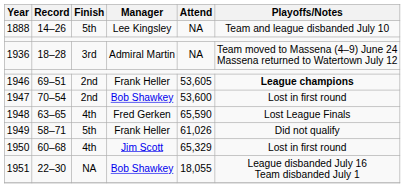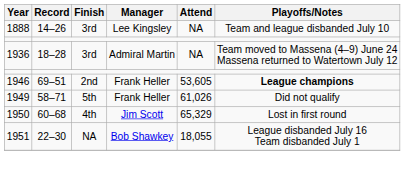(89, 28) 5th -> (89, 28) 3rd
- row: (18, 98)
- row: (18, 114)
